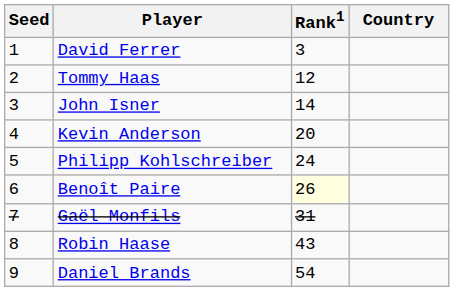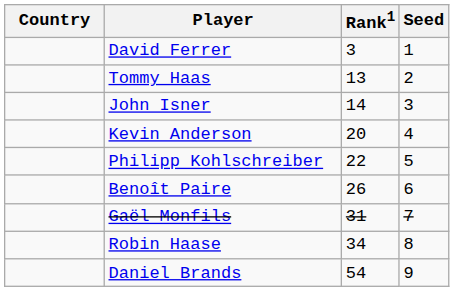columns swapped: (398, 21) <-> (29, 21)
(305, 78) 12 -> (356, 78) 13
(305, 162) 24 -> (356, 162) 22
(305, 189) lightyellow background -> (356, 189) no background
(305, 245) 43 -> (356, 245) 34
